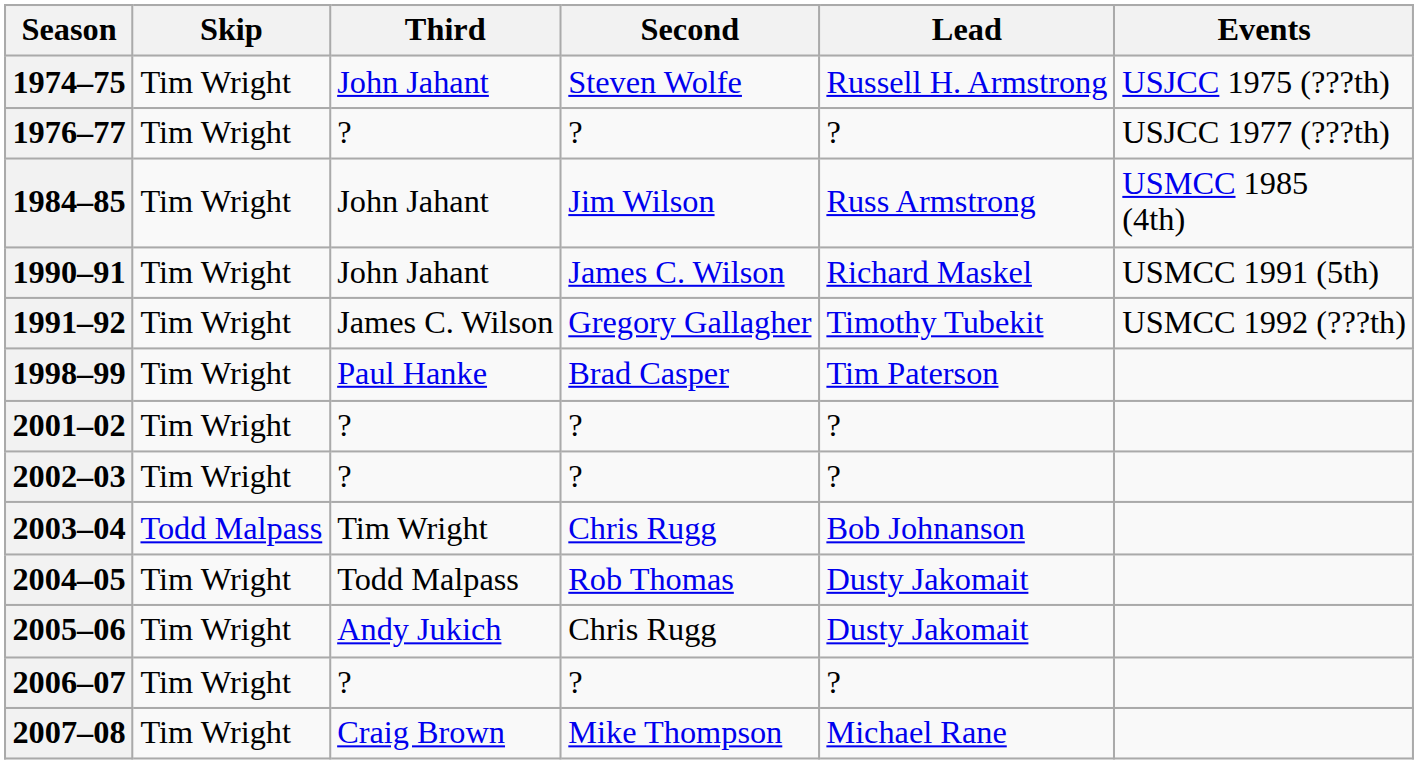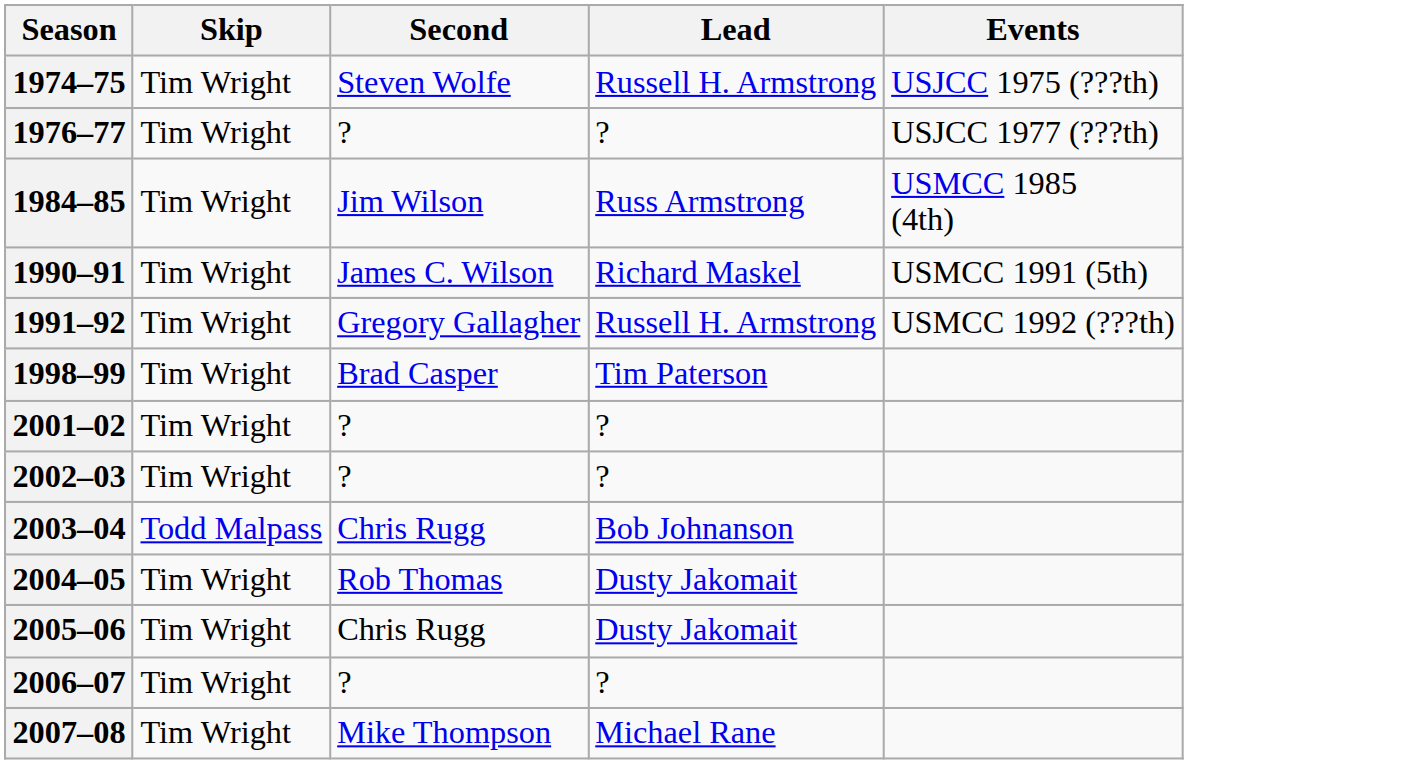- column: (445, 30)
(935, 322) Timothy Tubekit -> (736, 322) Russell H. Armstrong
